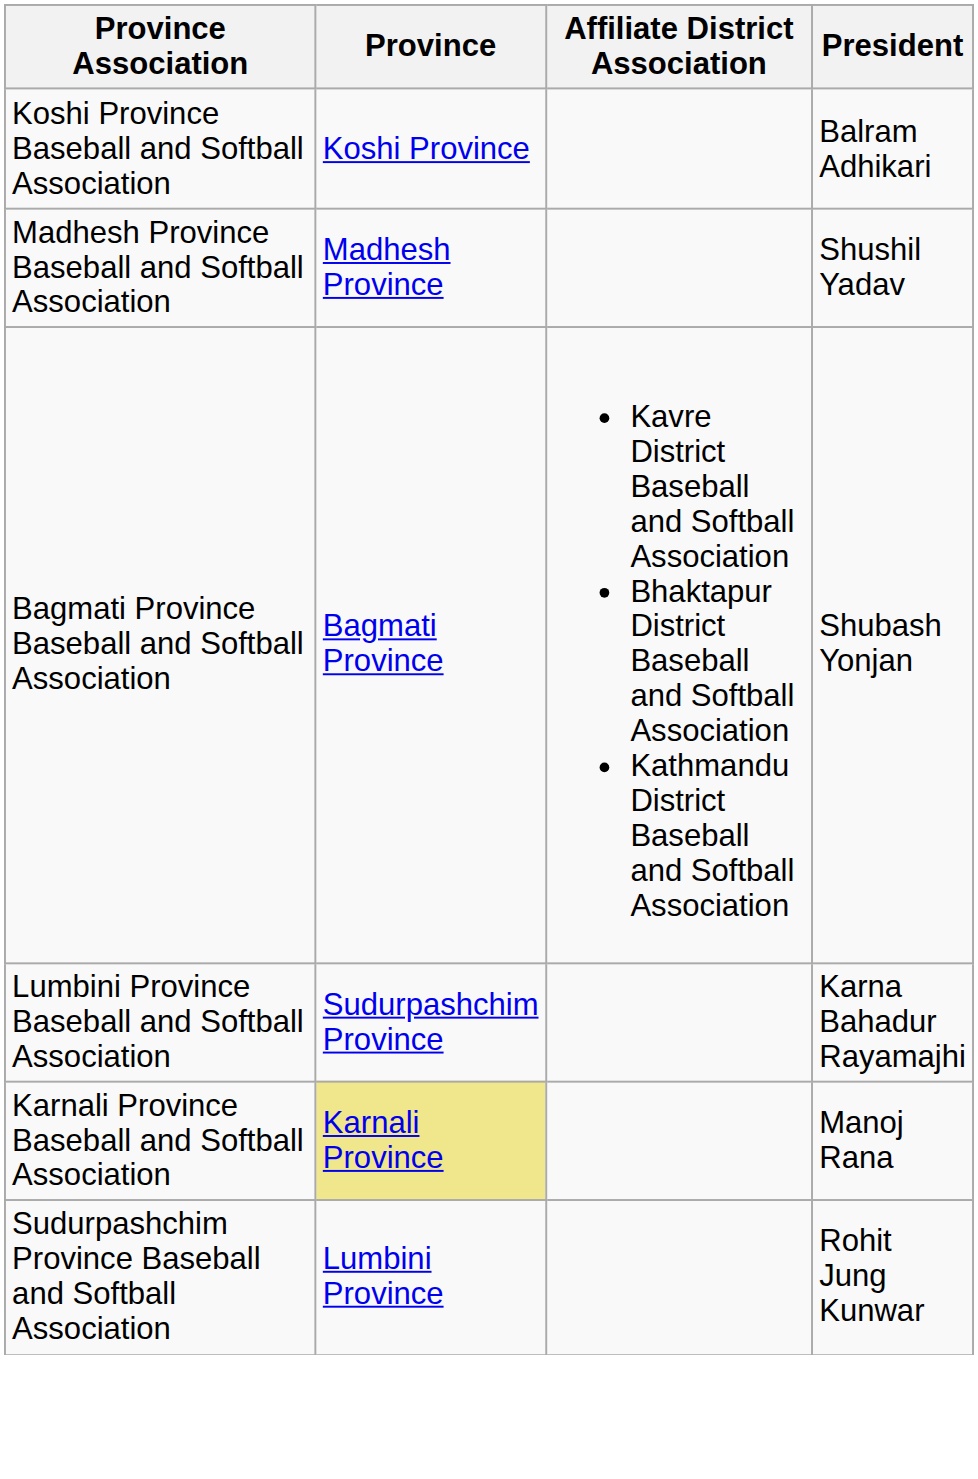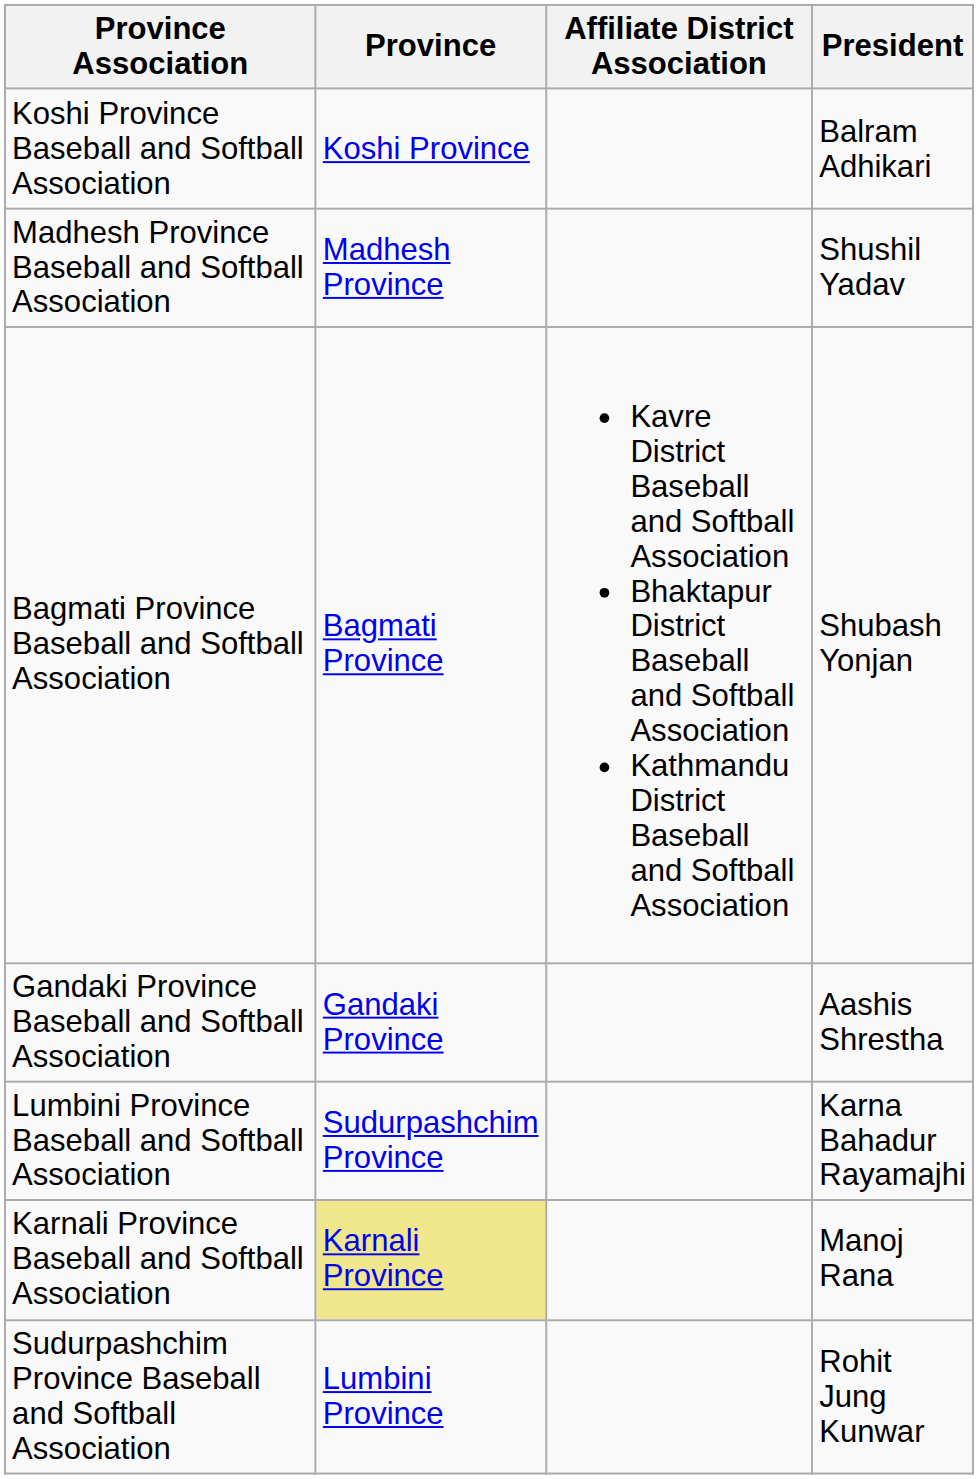+ row: (158, 1021)
